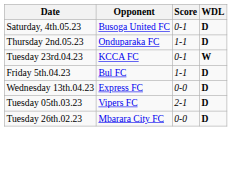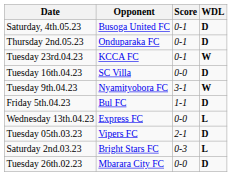(181, 42) 1‑1 -> (181, 42) 0‑1
+ row: (44, 73)
+ row: (42, 88)
(205, 88) D -> (205, 118) L
+ row: (44, 149)
